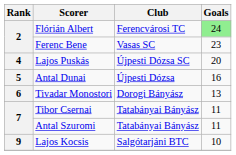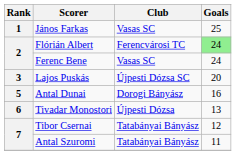+ row: (62, 28)
(216, 45) 23 -> (216, 61) 24
(19, 61) 4 -> (19, 77) 3
(146, 77) Újpesti Dózsa -> (150, 93) Dorogi Bányász
(150, 93) Dorogi Bányász -> (146, 110) Újpesti Dózsa
(216, 110) 11 -> (216, 126) 12
- row: (62, 142)
